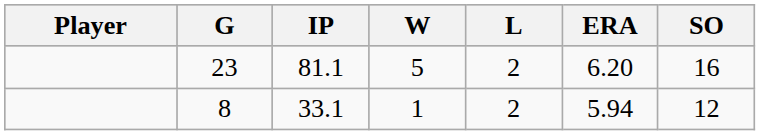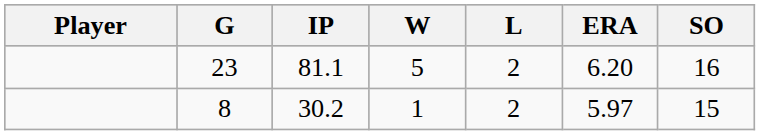(321, 108) 33.1 -> (321, 108) 30.2
(610, 108) 5.94 -> (610, 108) 5.97
(707, 108) 12 -> (707, 108) 15
